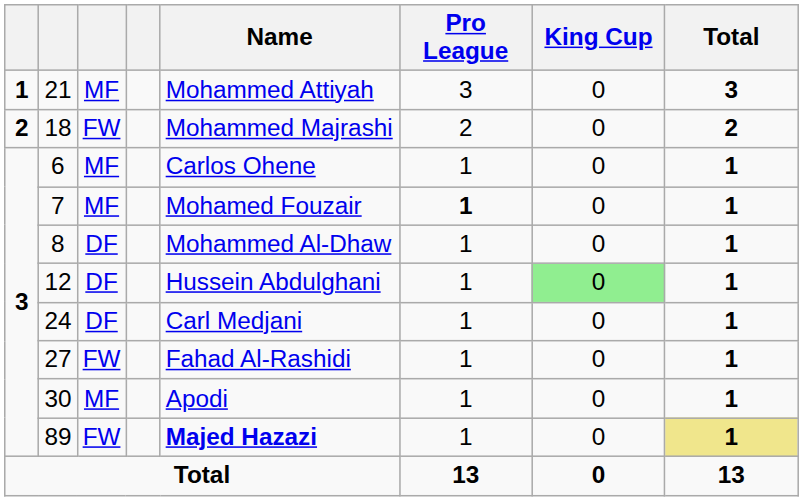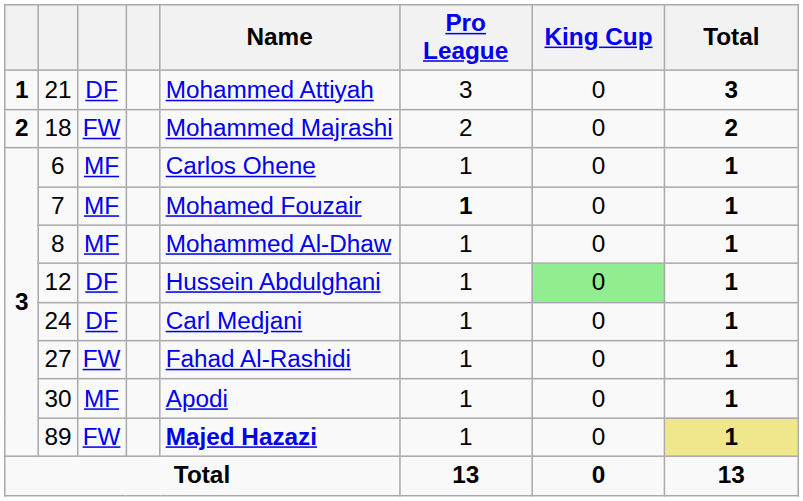(102, 89) MF -> (102, 89) DF
(102, 243) DF -> (102, 243) MF
